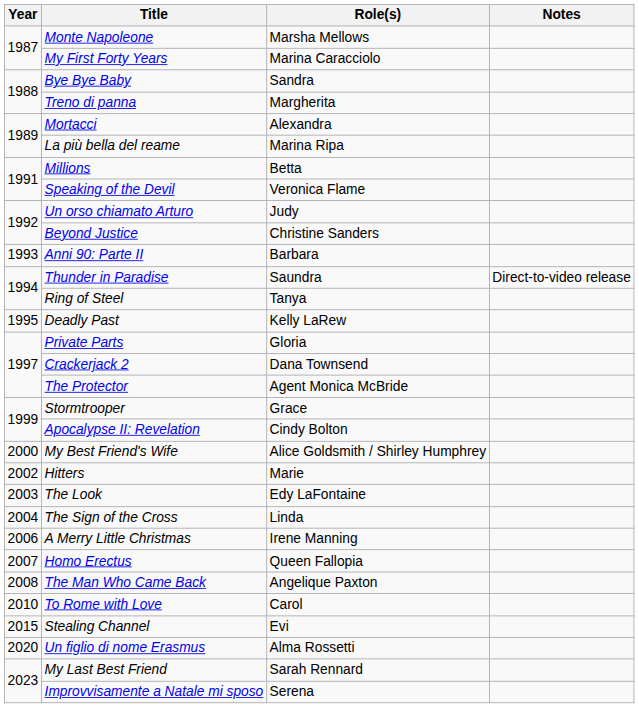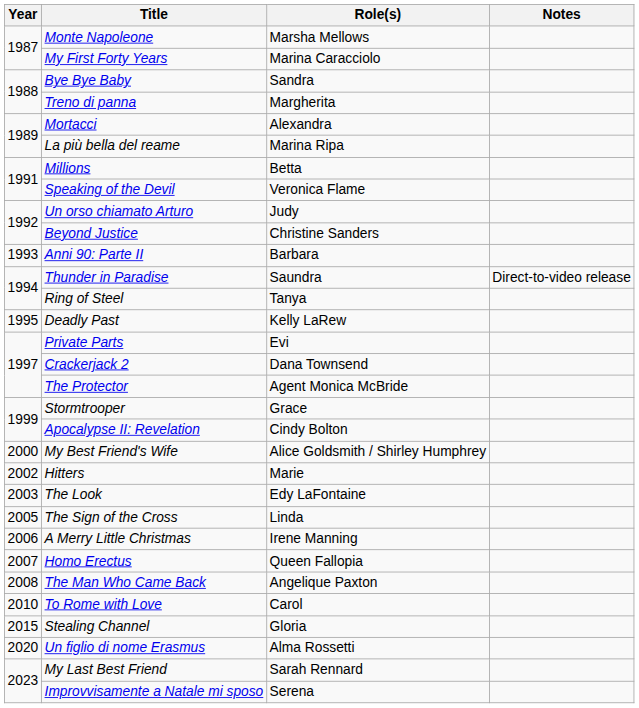(288, 342) Gloria -> (279, 342) Evi
(23, 517) 2004 -> (23, 517) 2005
(279, 626) Evi -> (288, 626) Gloria
